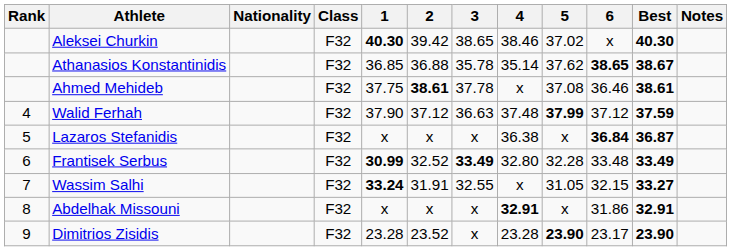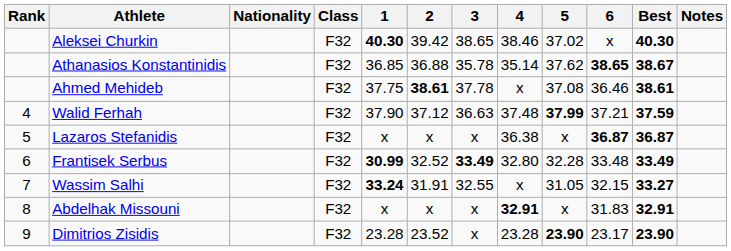(610, 112) 37.12 -> (610, 112) 37.21
(610, 137) 36.84 -> (610, 137) 36.87
(610, 209) 31.86 -> (610, 209) 31.83
